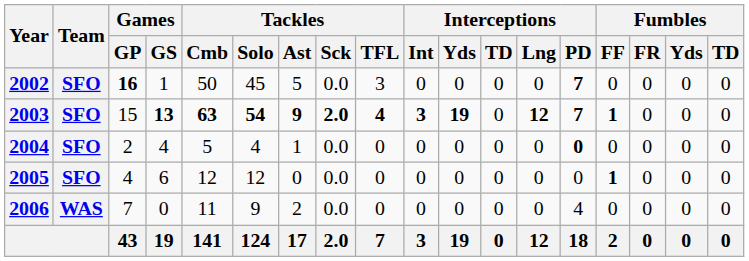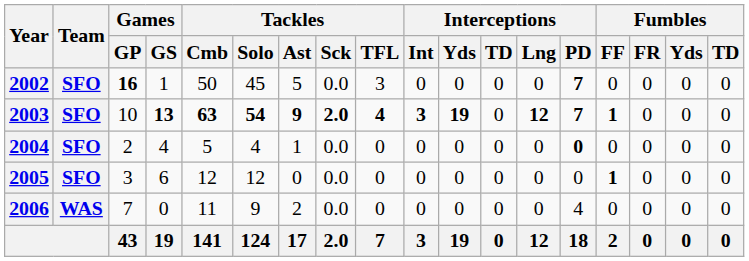(128, 114) 15 -> (128, 114) 10
(128, 177) 4 -> (128, 177) 3
